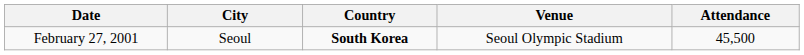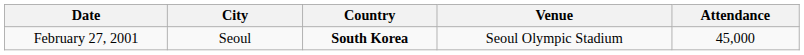(735, 38) 45,500 -> (735, 38) 45,000
